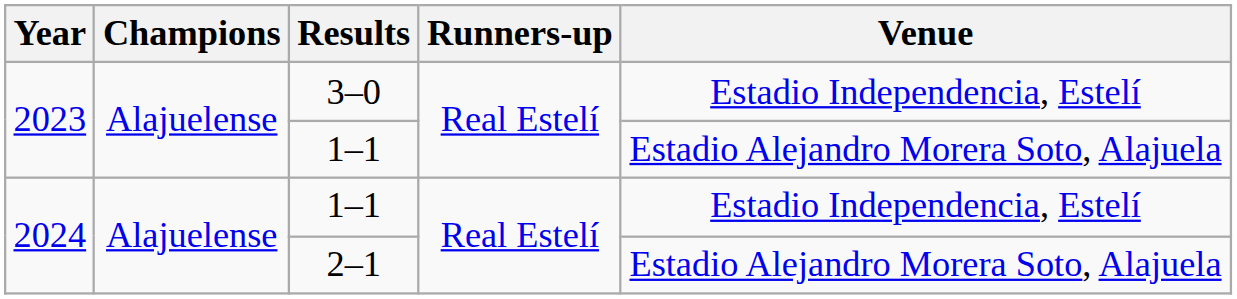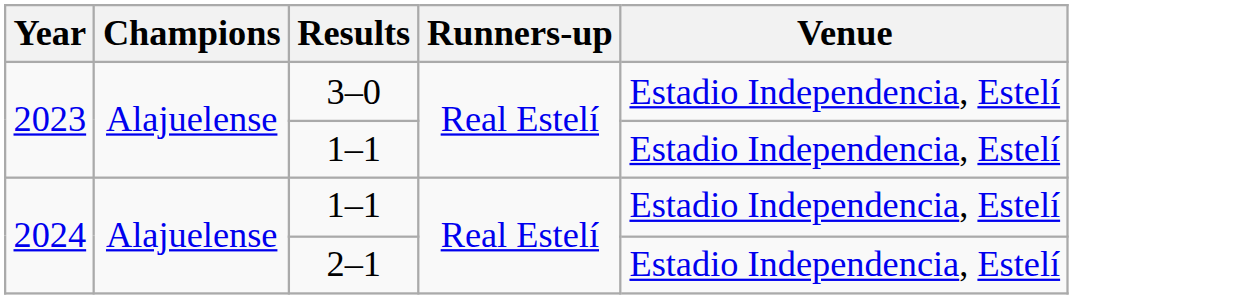(926, 148) Estadio Alejandro Morera Soto, Alajuela -> (845, 148) Estadio Independencia, Estelí
(926, 263) Estadio Alejandro Morera Soto, Alajuela -> (845, 263) Estadio Independencia, Estelí
